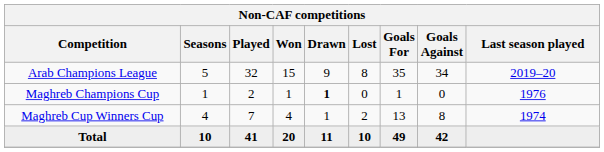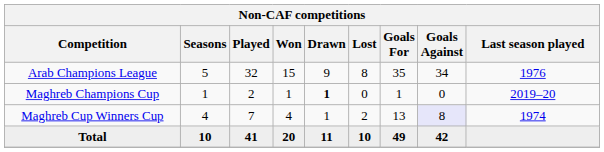(533, 73) 2019–20 -> (533, 73) 1976
(533, 94) 1976 -> (533, 94) 2019–20
(442, 115) no background -> (442, 115) lavender background
